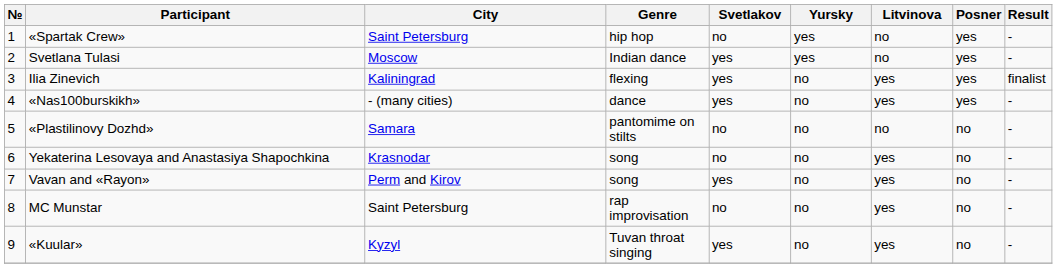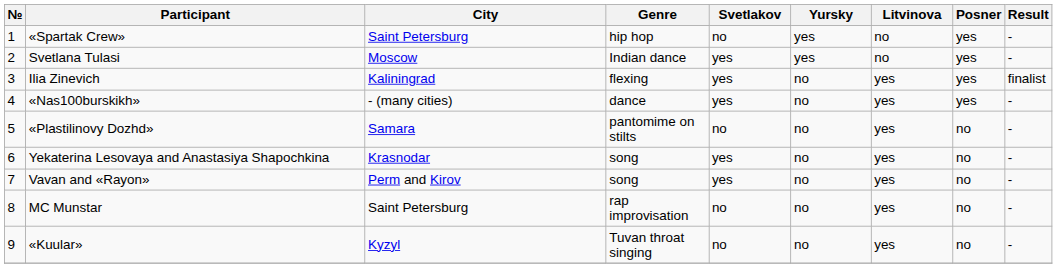(882, 129) no -> (885, 129) yes
(719, 158) no -> (722, 158) yes
(722, 244) yes -> (719, 244) no
